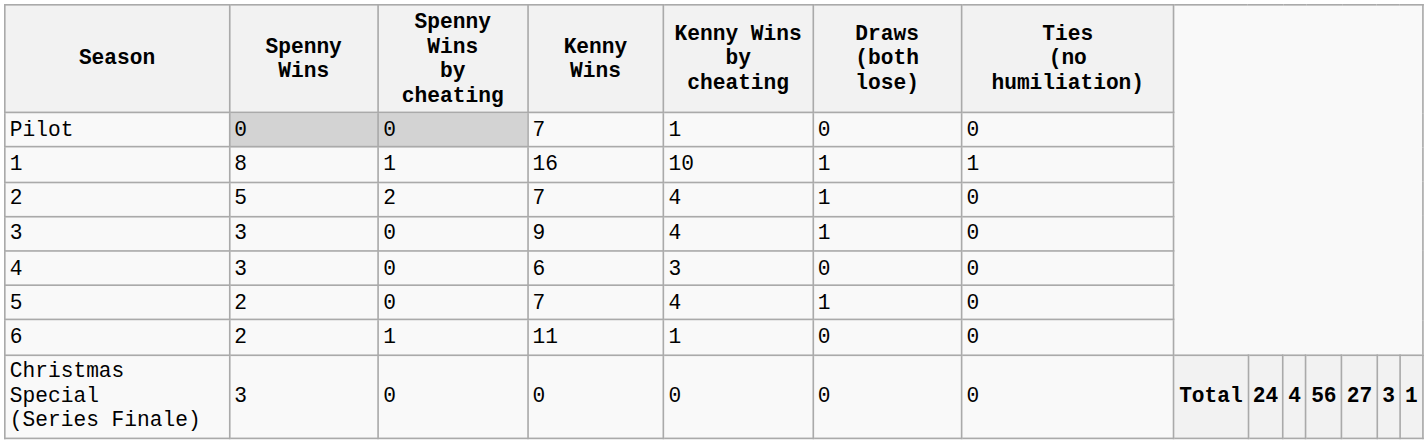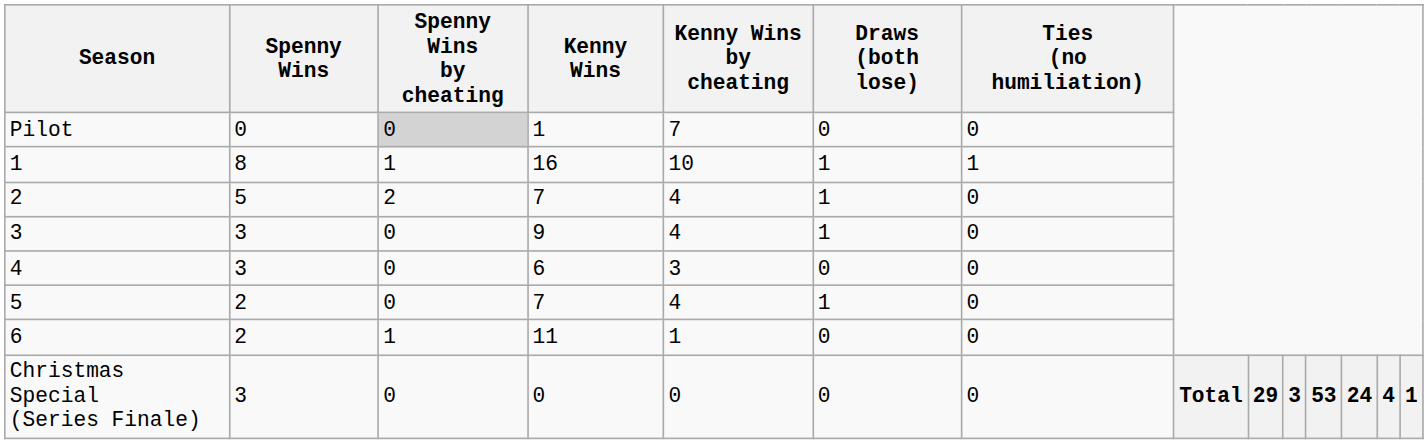(241, 130) lightgrey background -> (241, 130) no background
(539, 130) 7 -> (539, 130) 1
(675, 130) 1 -> (675, 130) 7
(1266, 396) 24 -> (1266, 396) 29
(1295, 396) 4 -> (1295, 396) 3
(1324, 396) 56 -> (1324, 396) 53
(1359, 396) 27 -> (1359, 396) 24
(1389, 396) 3 -> (1389, 396) 4
